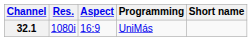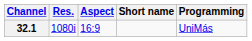columns swapped: (217, 12) <-> (151, 12)
